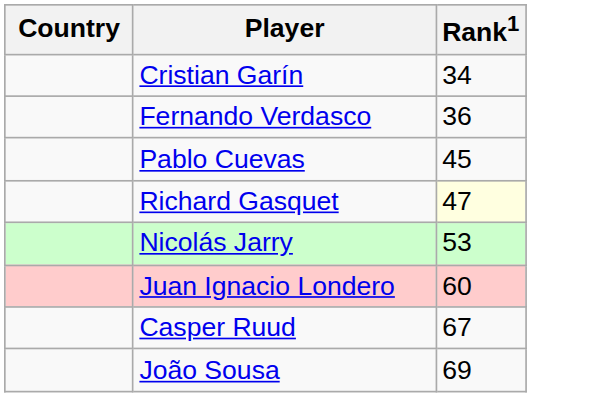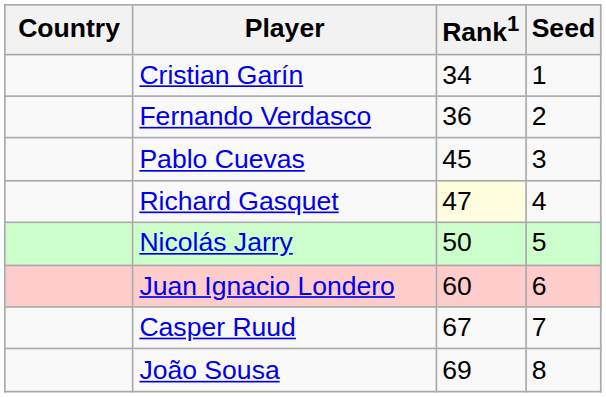+ column: (563, 29)
(457, 243) 53 -> (457, 243) 50
